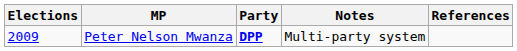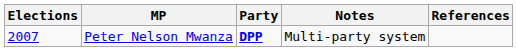(23, 36) 2009 -> (23, 36) 2007
